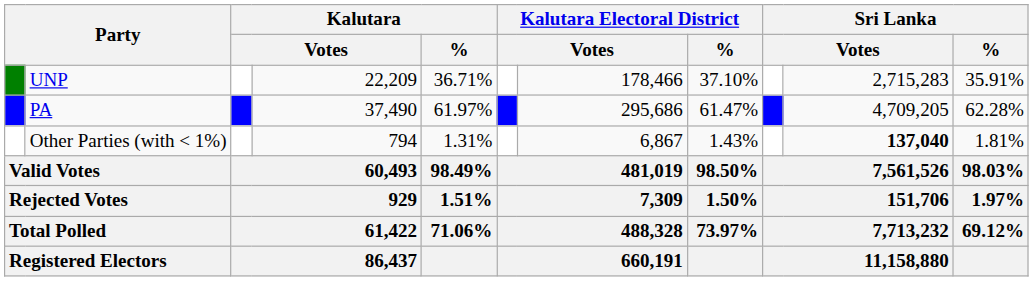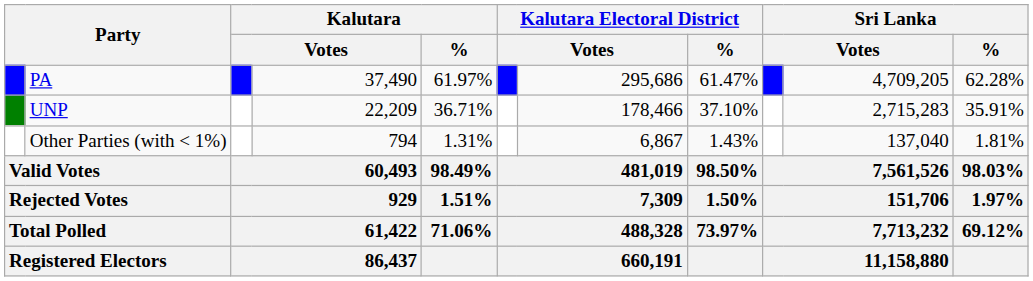rows swapped: (41, 110) <-> (49, 79)
(918, 140) bold -> (918, 140) normal
